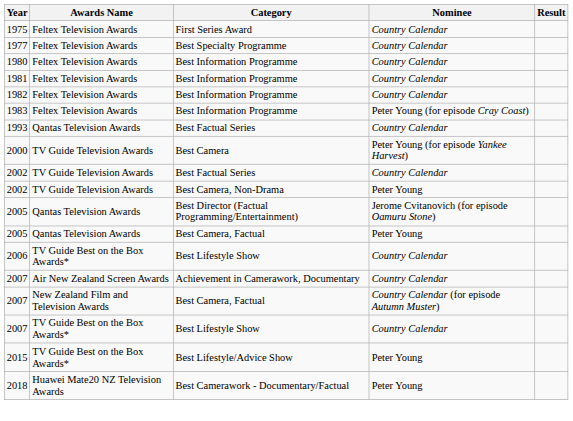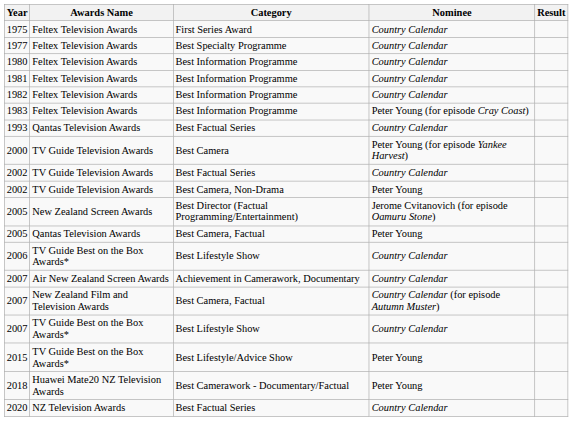(86, 211) Qantas Television Awards -> (92, 211) New Zealand Screen Awards
+ row: (17, 408)
